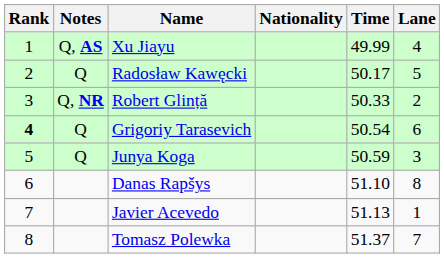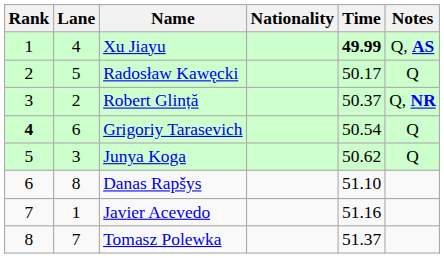columns swapped: (417, 18) <-> (81, 18)
(370, 45) normal -> (362, 45) bold
(370, 101) 50.33 -> (362, 101) 50.37
(370, 156) 50.59 -> (362, 156) 50.62
(370, 211) 51.13 -> (362, 211) 51.16
